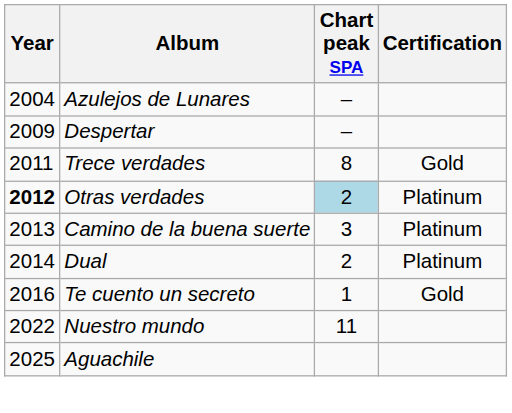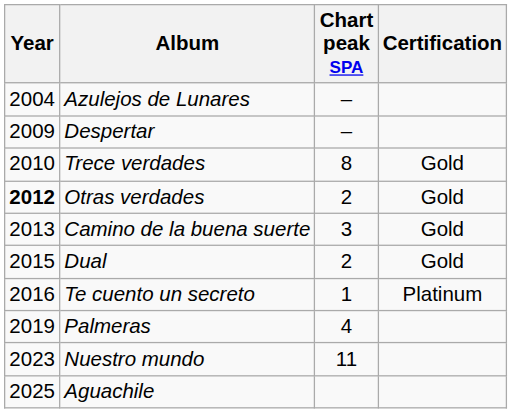(31, 164) 2011 -> (32, 164) 2010
(346, 196) lightblue background -> (346, 196) no background
(442, 196) Platinum -> (442, 196) Gold
(442, 229) Platinum -> (442, 229) Gold
(32, 261) 2014 -> (32, 261) 2015
(442, 261) Platinum -> (442, 261) Gold
(442, 294) Gold -> (442, 294) Platinum
+ row: (108, 326)
(32, 326) 2022 -> (32, 359) 2023
